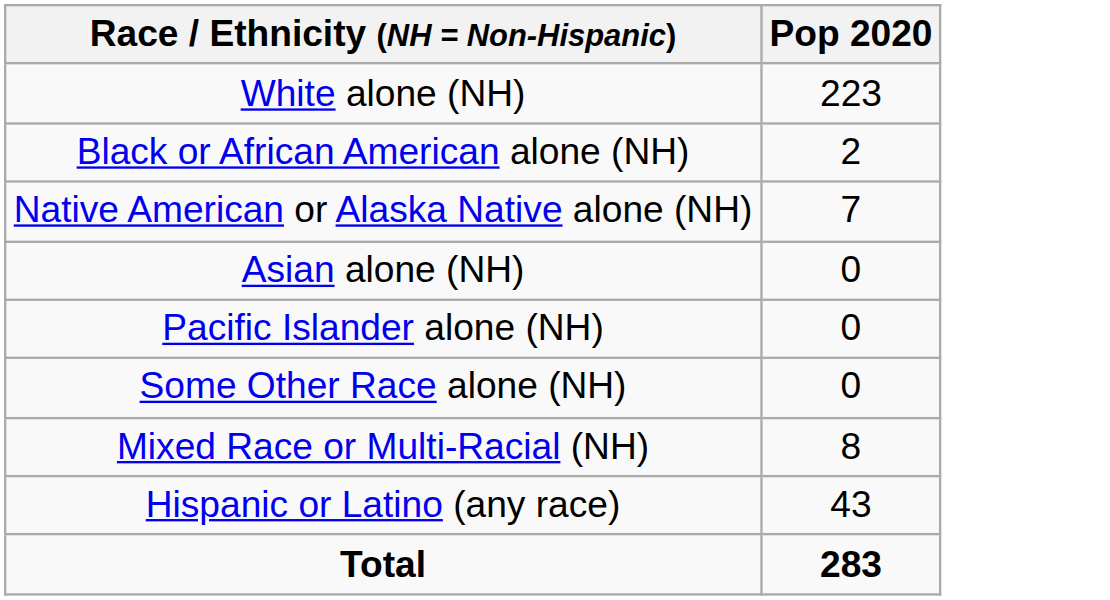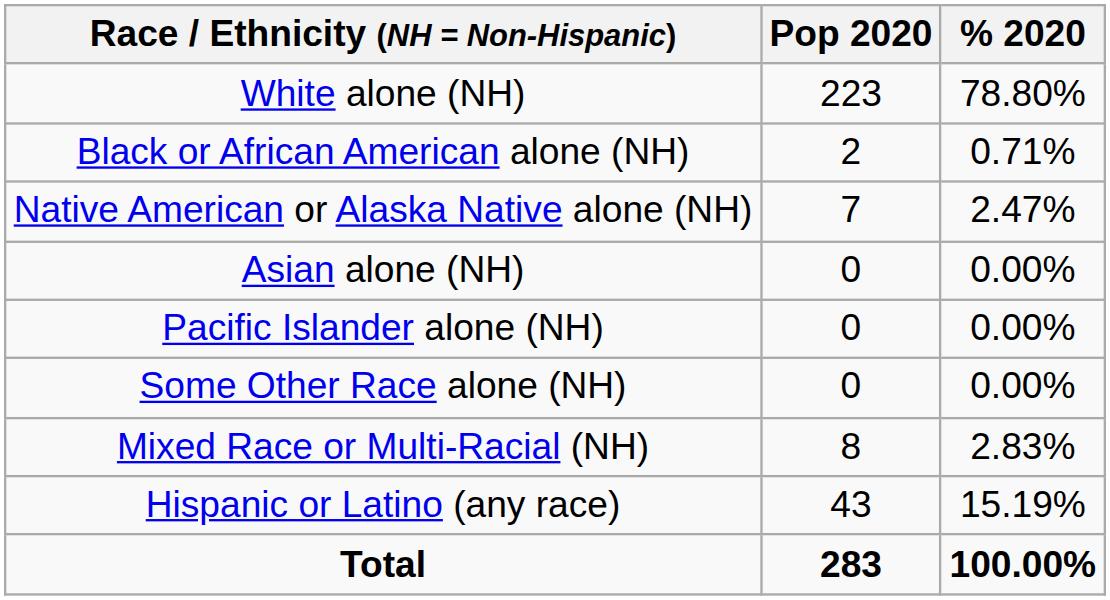+ column: (1023, 33)
